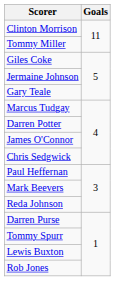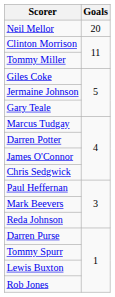+ row: (30, 28)
